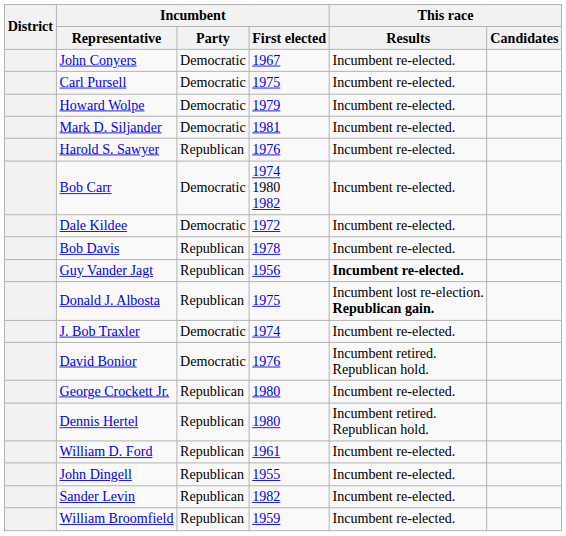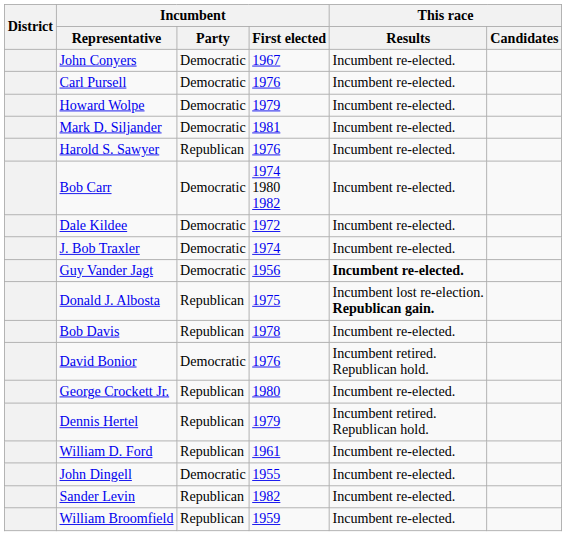(266, 82) 1975 -> (266, 82) 1976
rows swapped: (100, 331) <-> (89, 248)
(212, 270) Republican -> (213, 270) Democratic
(266, 421) 1980 -> (266, 421) 1979
(212, 474) Republican -> (213, 474) Democratic
